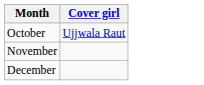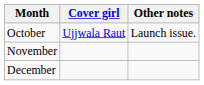+ column: (163, 13)
